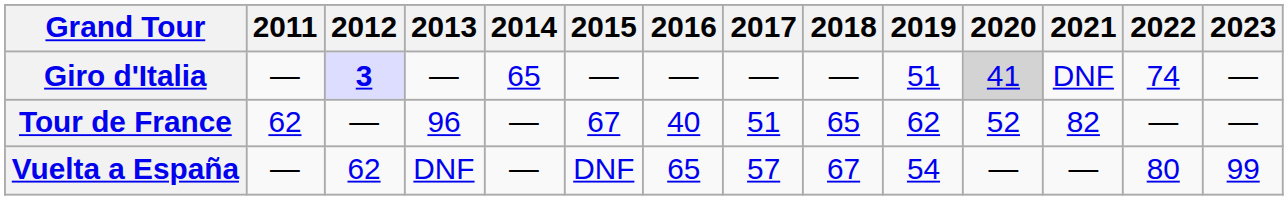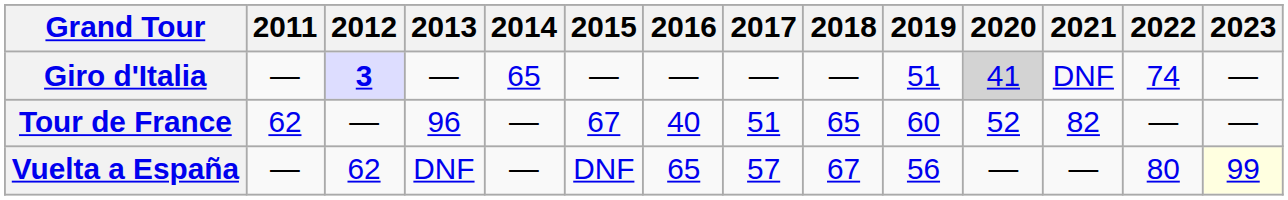(923, 122) 62 -> (923, 122) 60
(923, 169) 54 -> (923, 169) 56
(1243, 169) no background -> (1243, 169) lightyellow background
